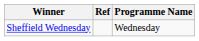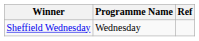columns swapped: (153, 12) <-> (103, 12)
